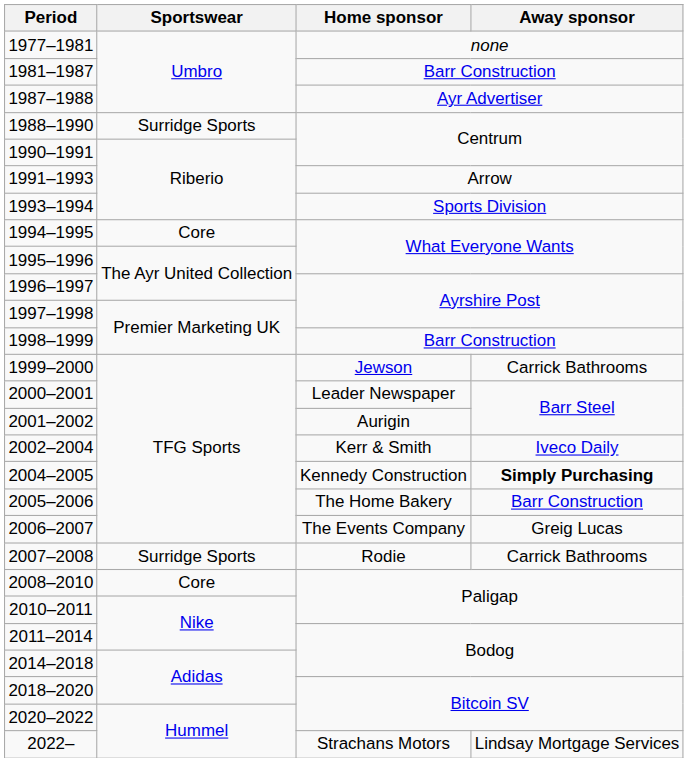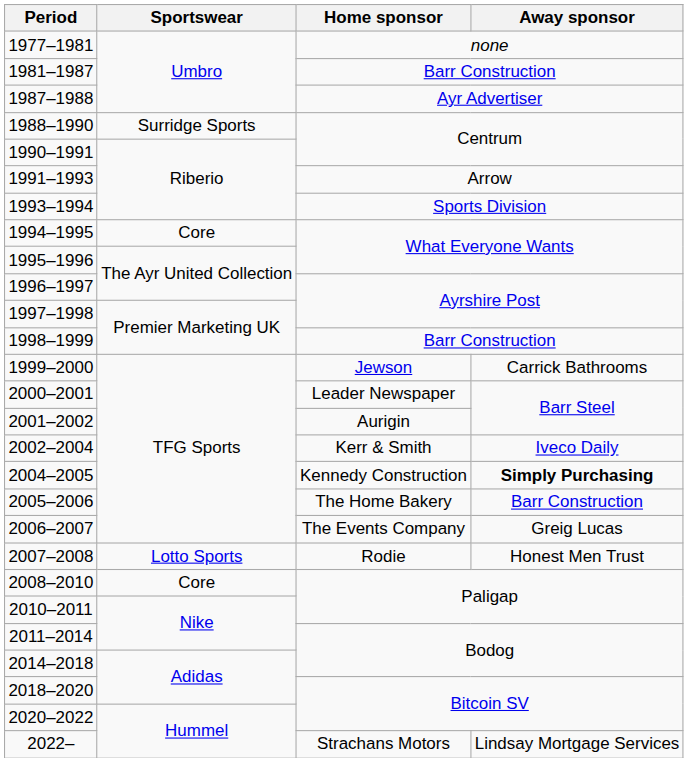(197, 555) Surridge Sports -> (197, 555) Lotto Sports
(577, 555) Carrick Bathrooms -> (577, 555) Honest Men Trust
